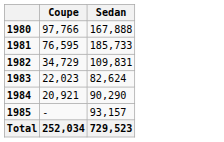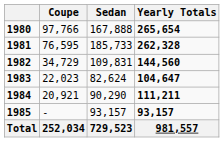+ column: (177, 13)
